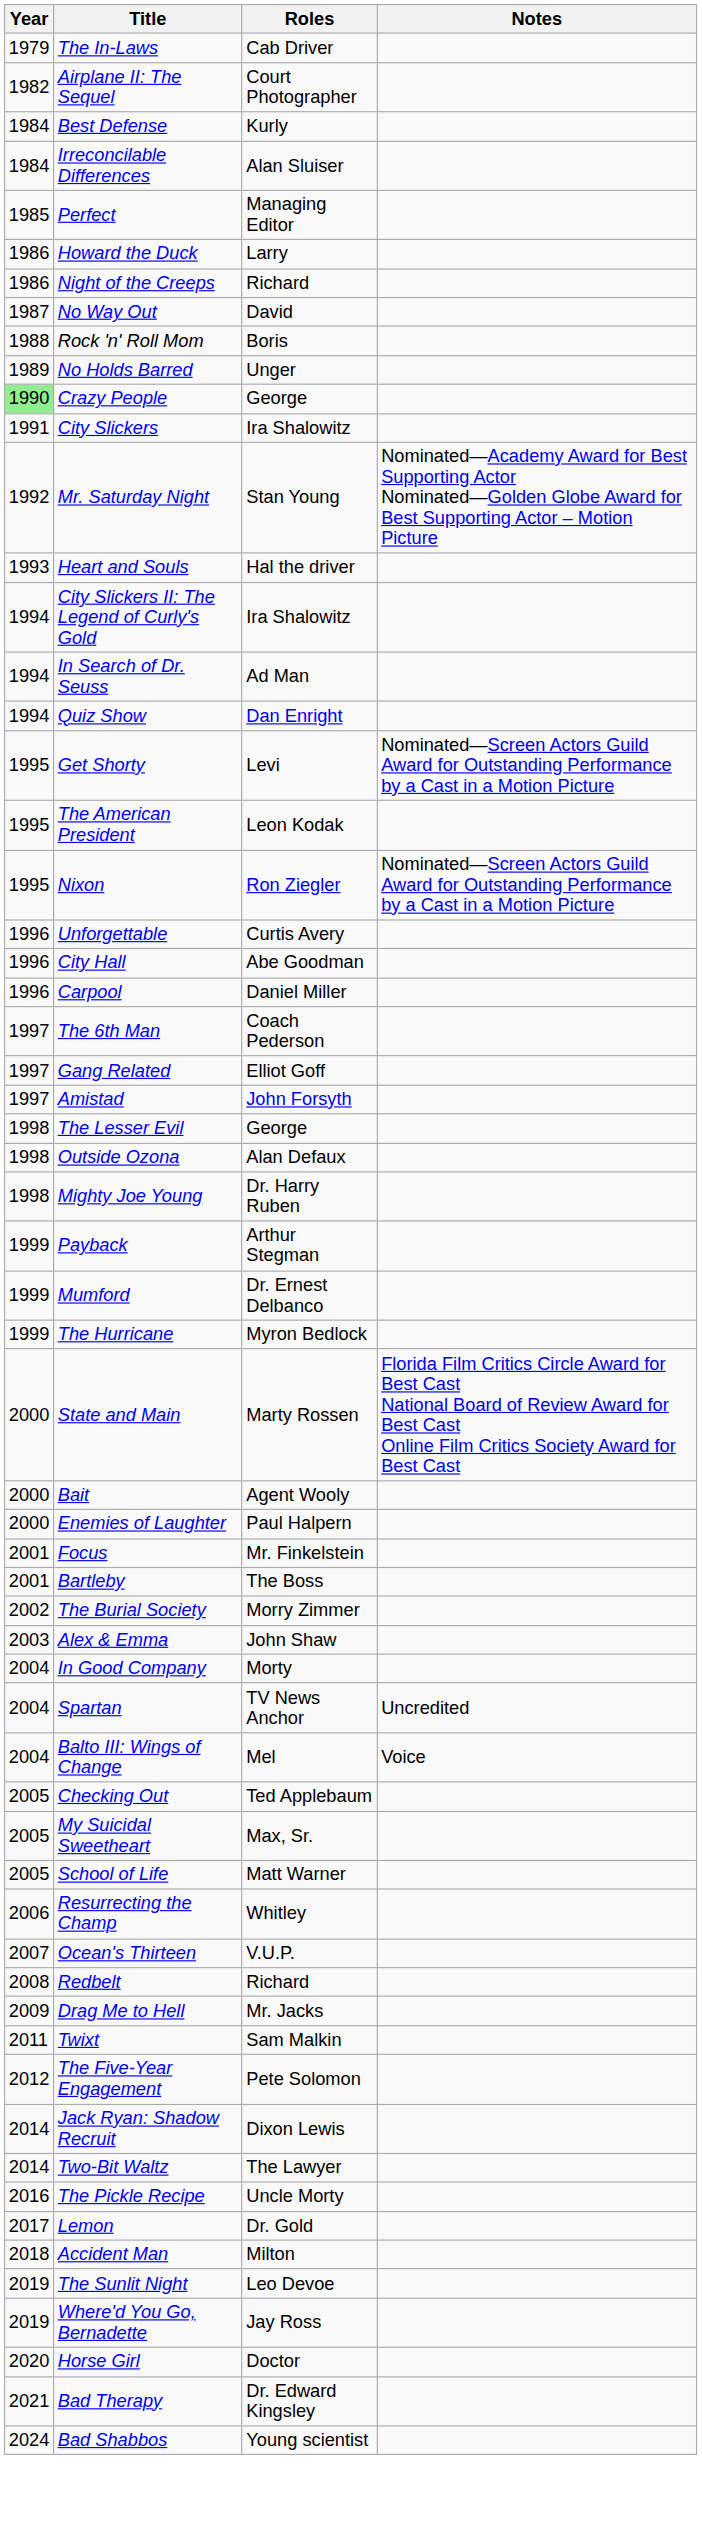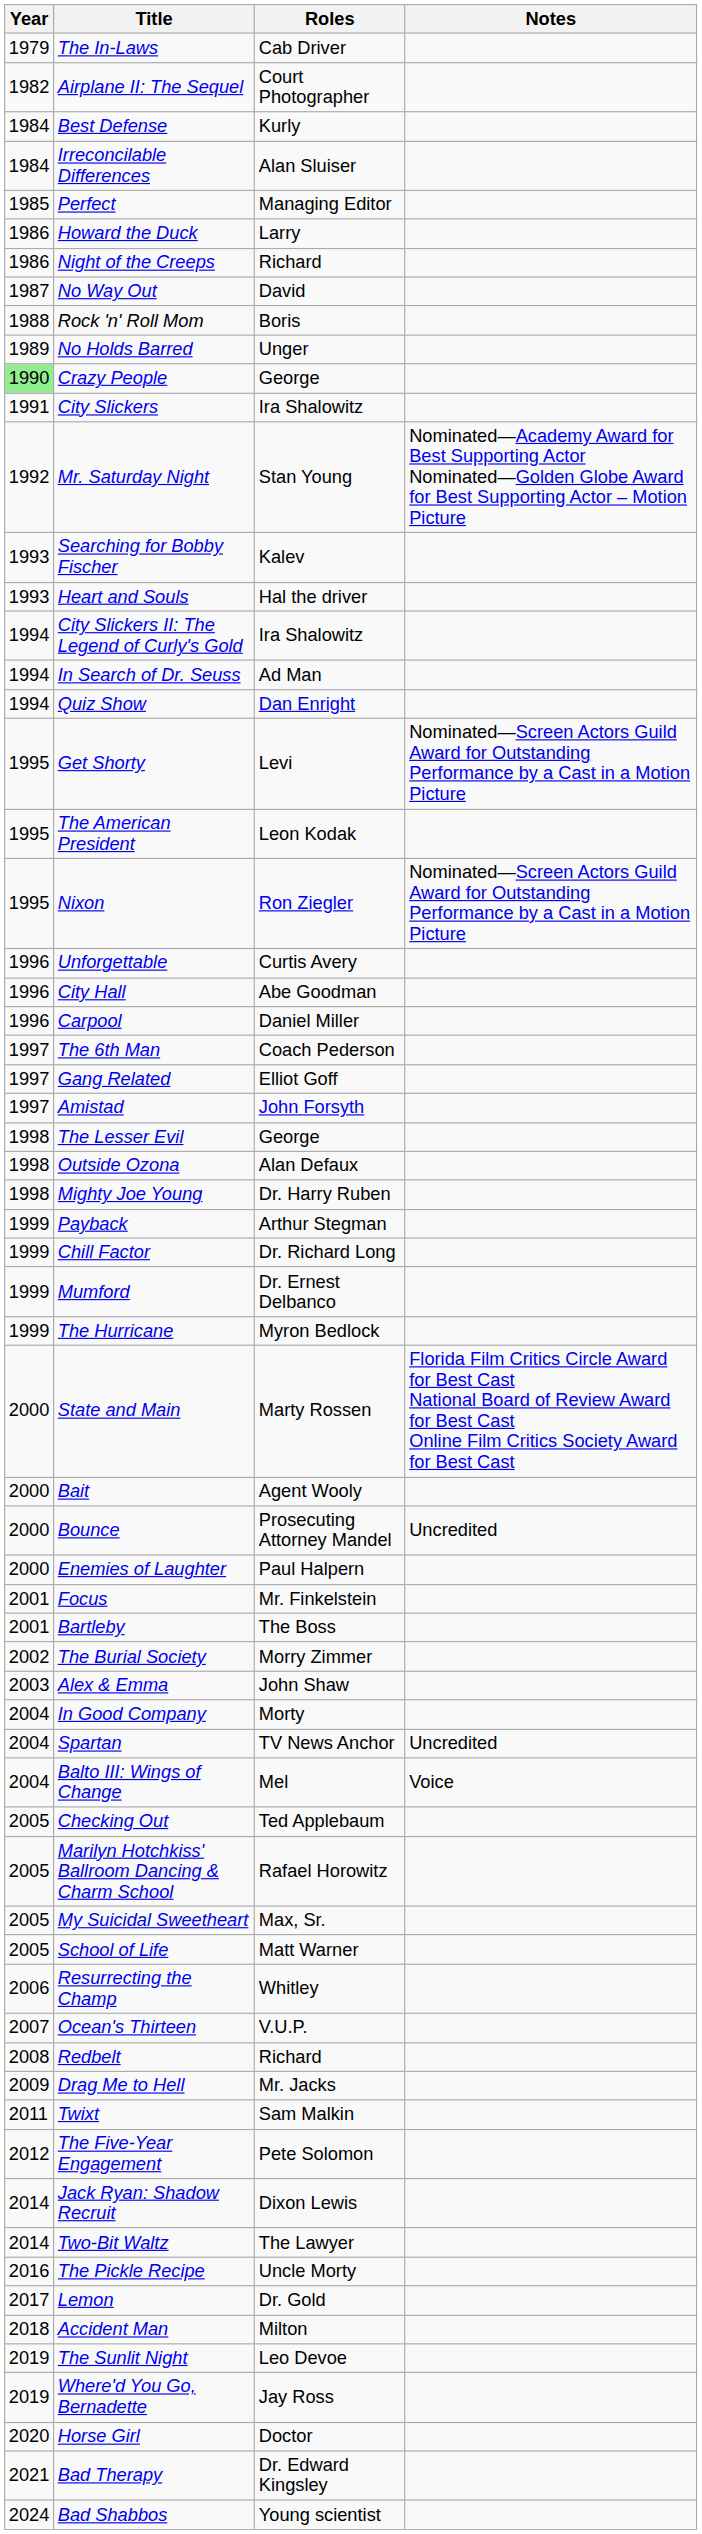+ row: (140, 557)
+ row: (104, 1252)
+ row: (89, 1530)
+ row: (138, 1871)
